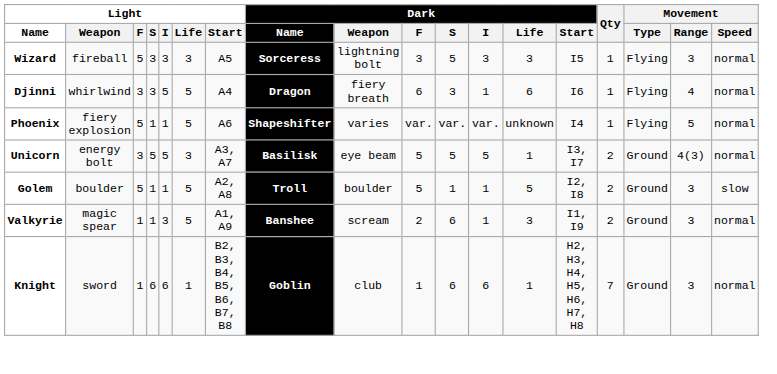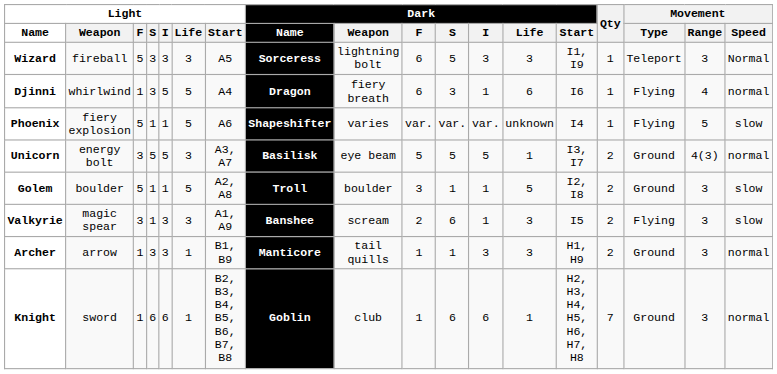(419, 59) 3 -> (419, 59) 6
(577, 59) I5 -> (577, 59) I1, I9
(647, 59) Flying -> (654, 59) Teleport
(735, 59) normal -> (749, 59) Normal
(140, 92) 3 -> (140, 92) 1
(735, 124) normal -> (749, 124) slow
(419, 189) 5 -> (419, 189) 3
(140, 221) 1 -> (140, 221) 3
(188, 221) 5 -> (188, 221) 3
(577, 221) I1, I9 -> (577, 221) I5
(647, 221) Ground -> (654, 221) Flying
(735, 221) normal -> (749, 221) slow
+ row: (35, 253)
